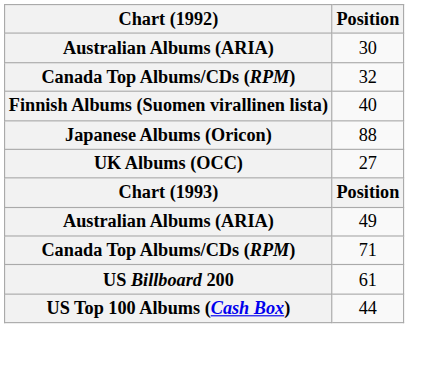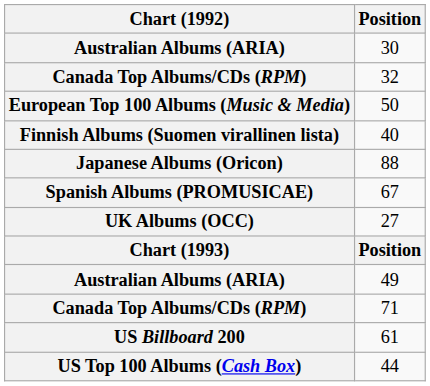+ row: (390, 105)
+ row: (390, 192)
